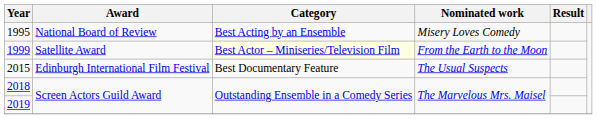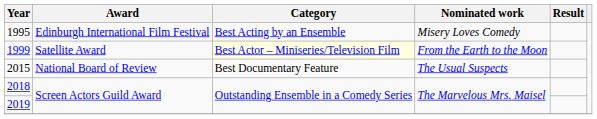(96, 31) National Board of Review -> (122, 31) Edinburgh International Film Festival
(122, 68) Edinburgh International Film Festival -> (96, 68) National Board of Review
